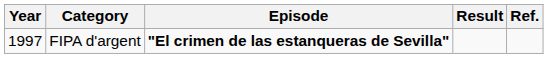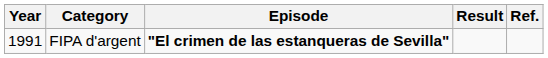(25, 41) 1997 -> (25, 41) 1991
